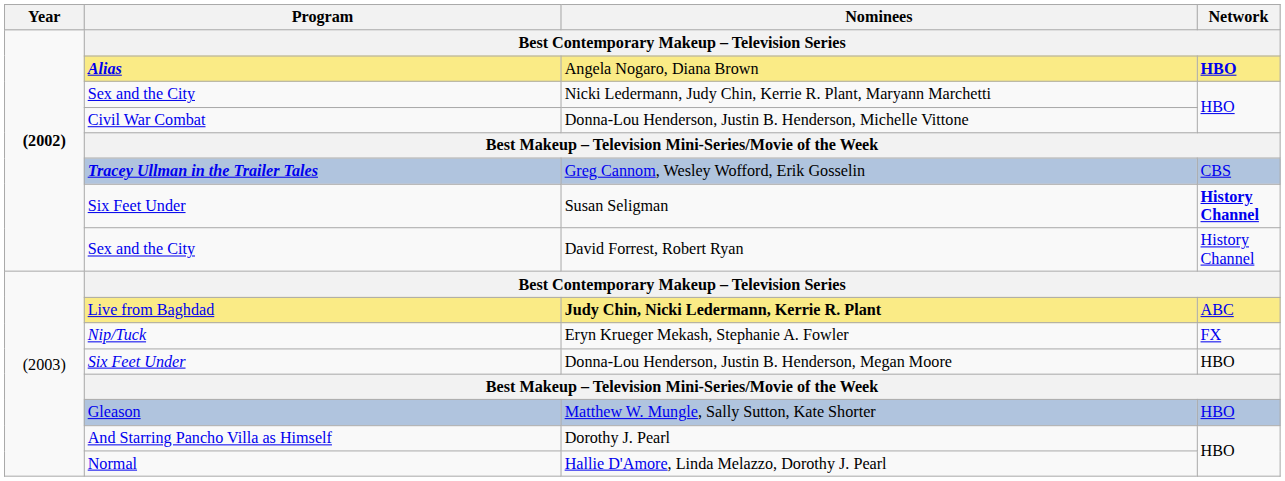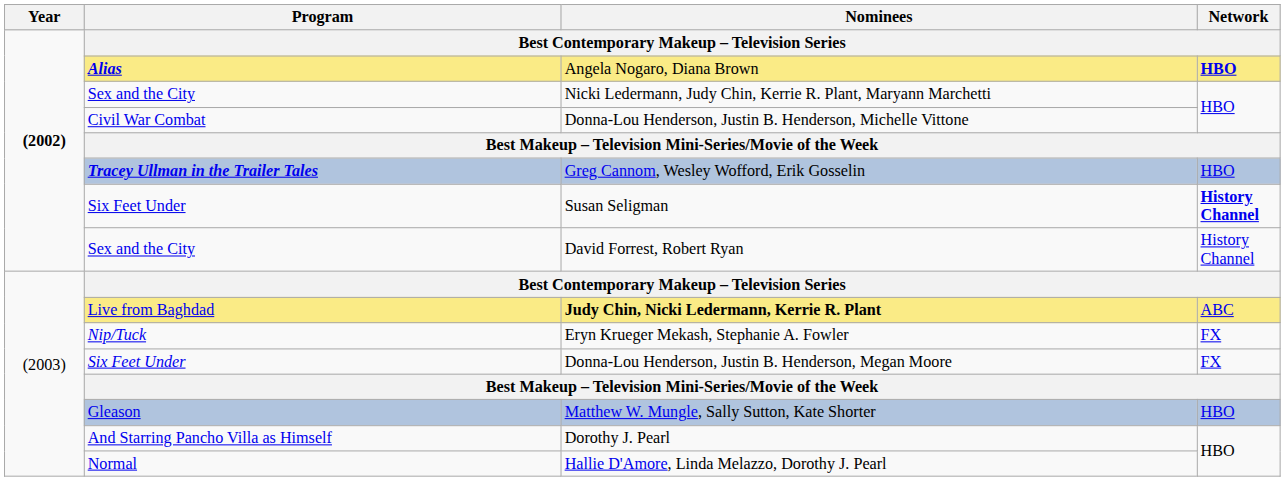(1216, 171) CBS -> (1218, 171) HBO
(1218, 361) HBO -> (1211, 361) FX
